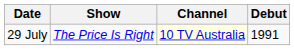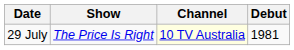(265, 34) 1991 -> (265, 34) 1981
